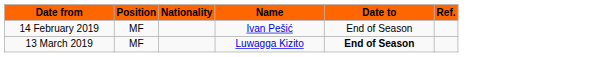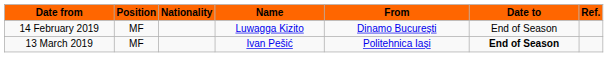+ column: (397, 13)
(270, 29) Ivan Pešić -> (270, 29) Luwagga Kizito
(270, 45) Luwagga Kizito -> (270, 45) Ivan Pešić
